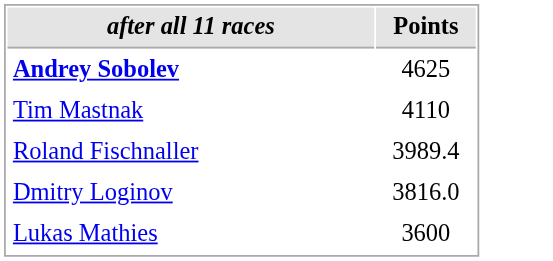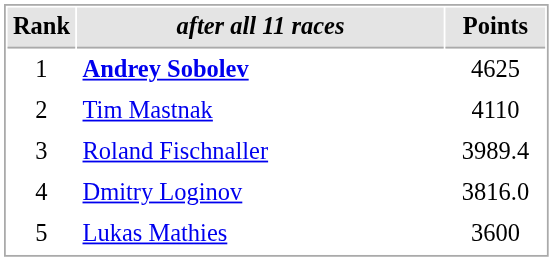+ column: (41, 26)
